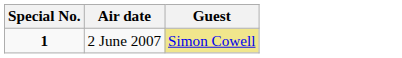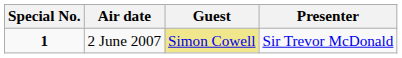+ column: (328, 16)
